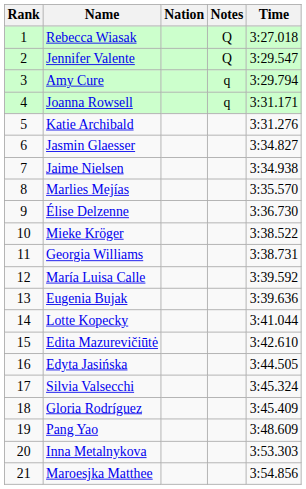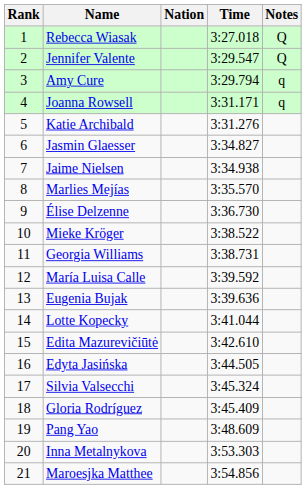columns swapped: (274, 15) <-> (227, 15)
